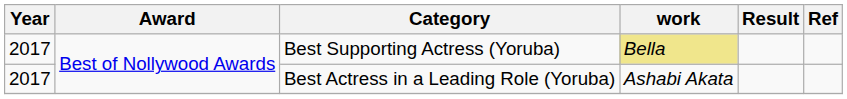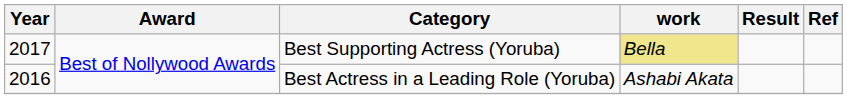(30, 78) 2017 -> (30, 78) 2016
